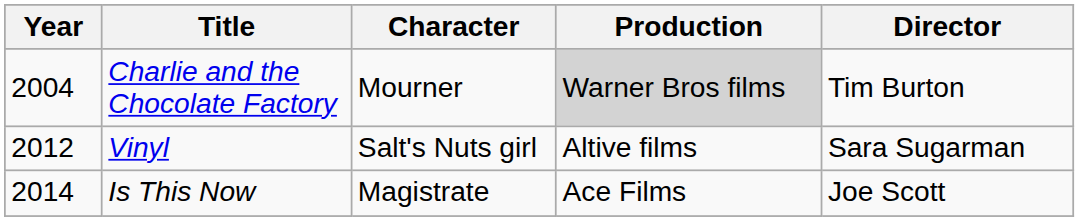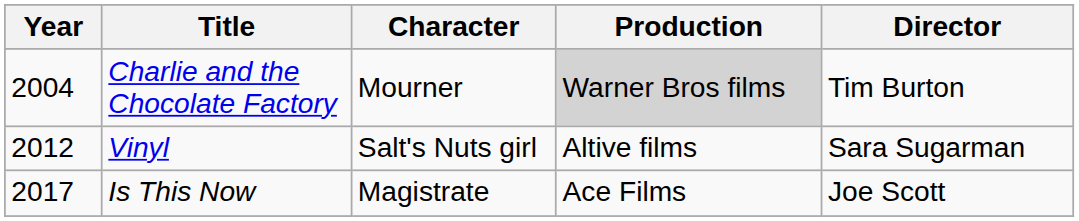(43, 192) 2014 -> (43, 192) 2017
